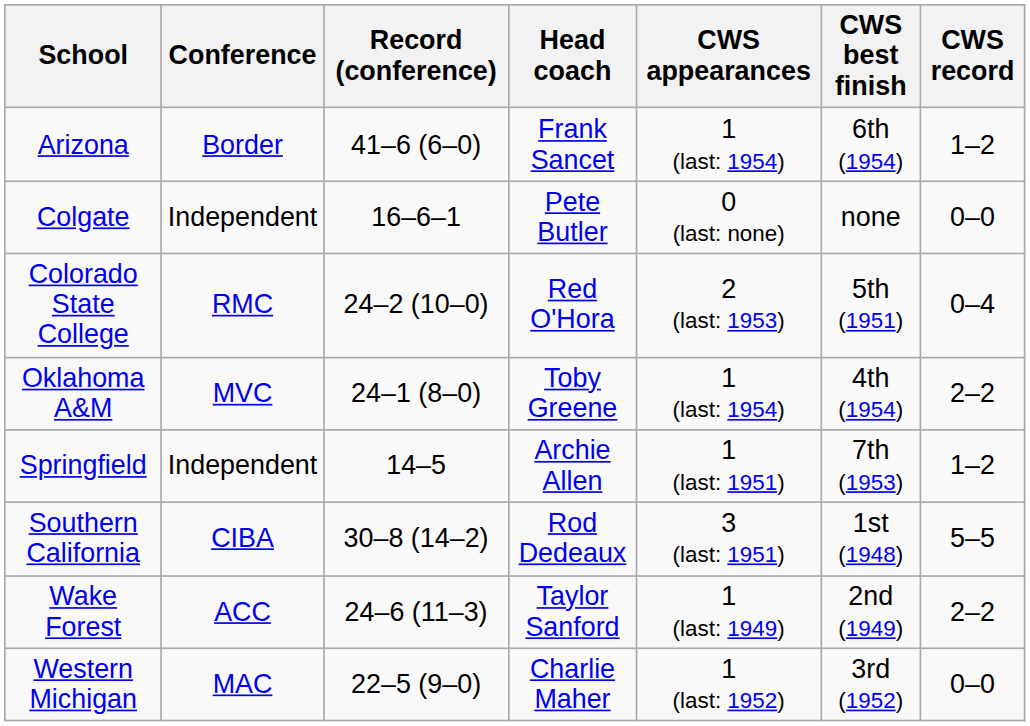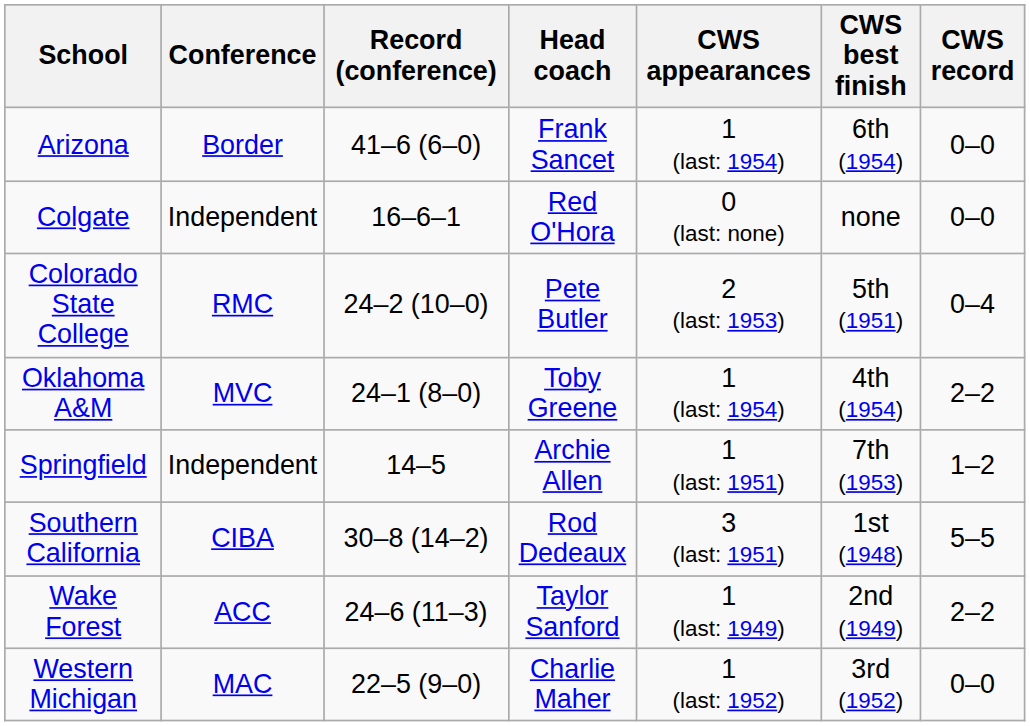(973, 144) 1–2 -> (973, 144) 0–0
(572, 216) Pete Butler -> (572, 216) Red O'Hora
(572, 304) Red O'Hora -> (572, 304) Pete Butler
